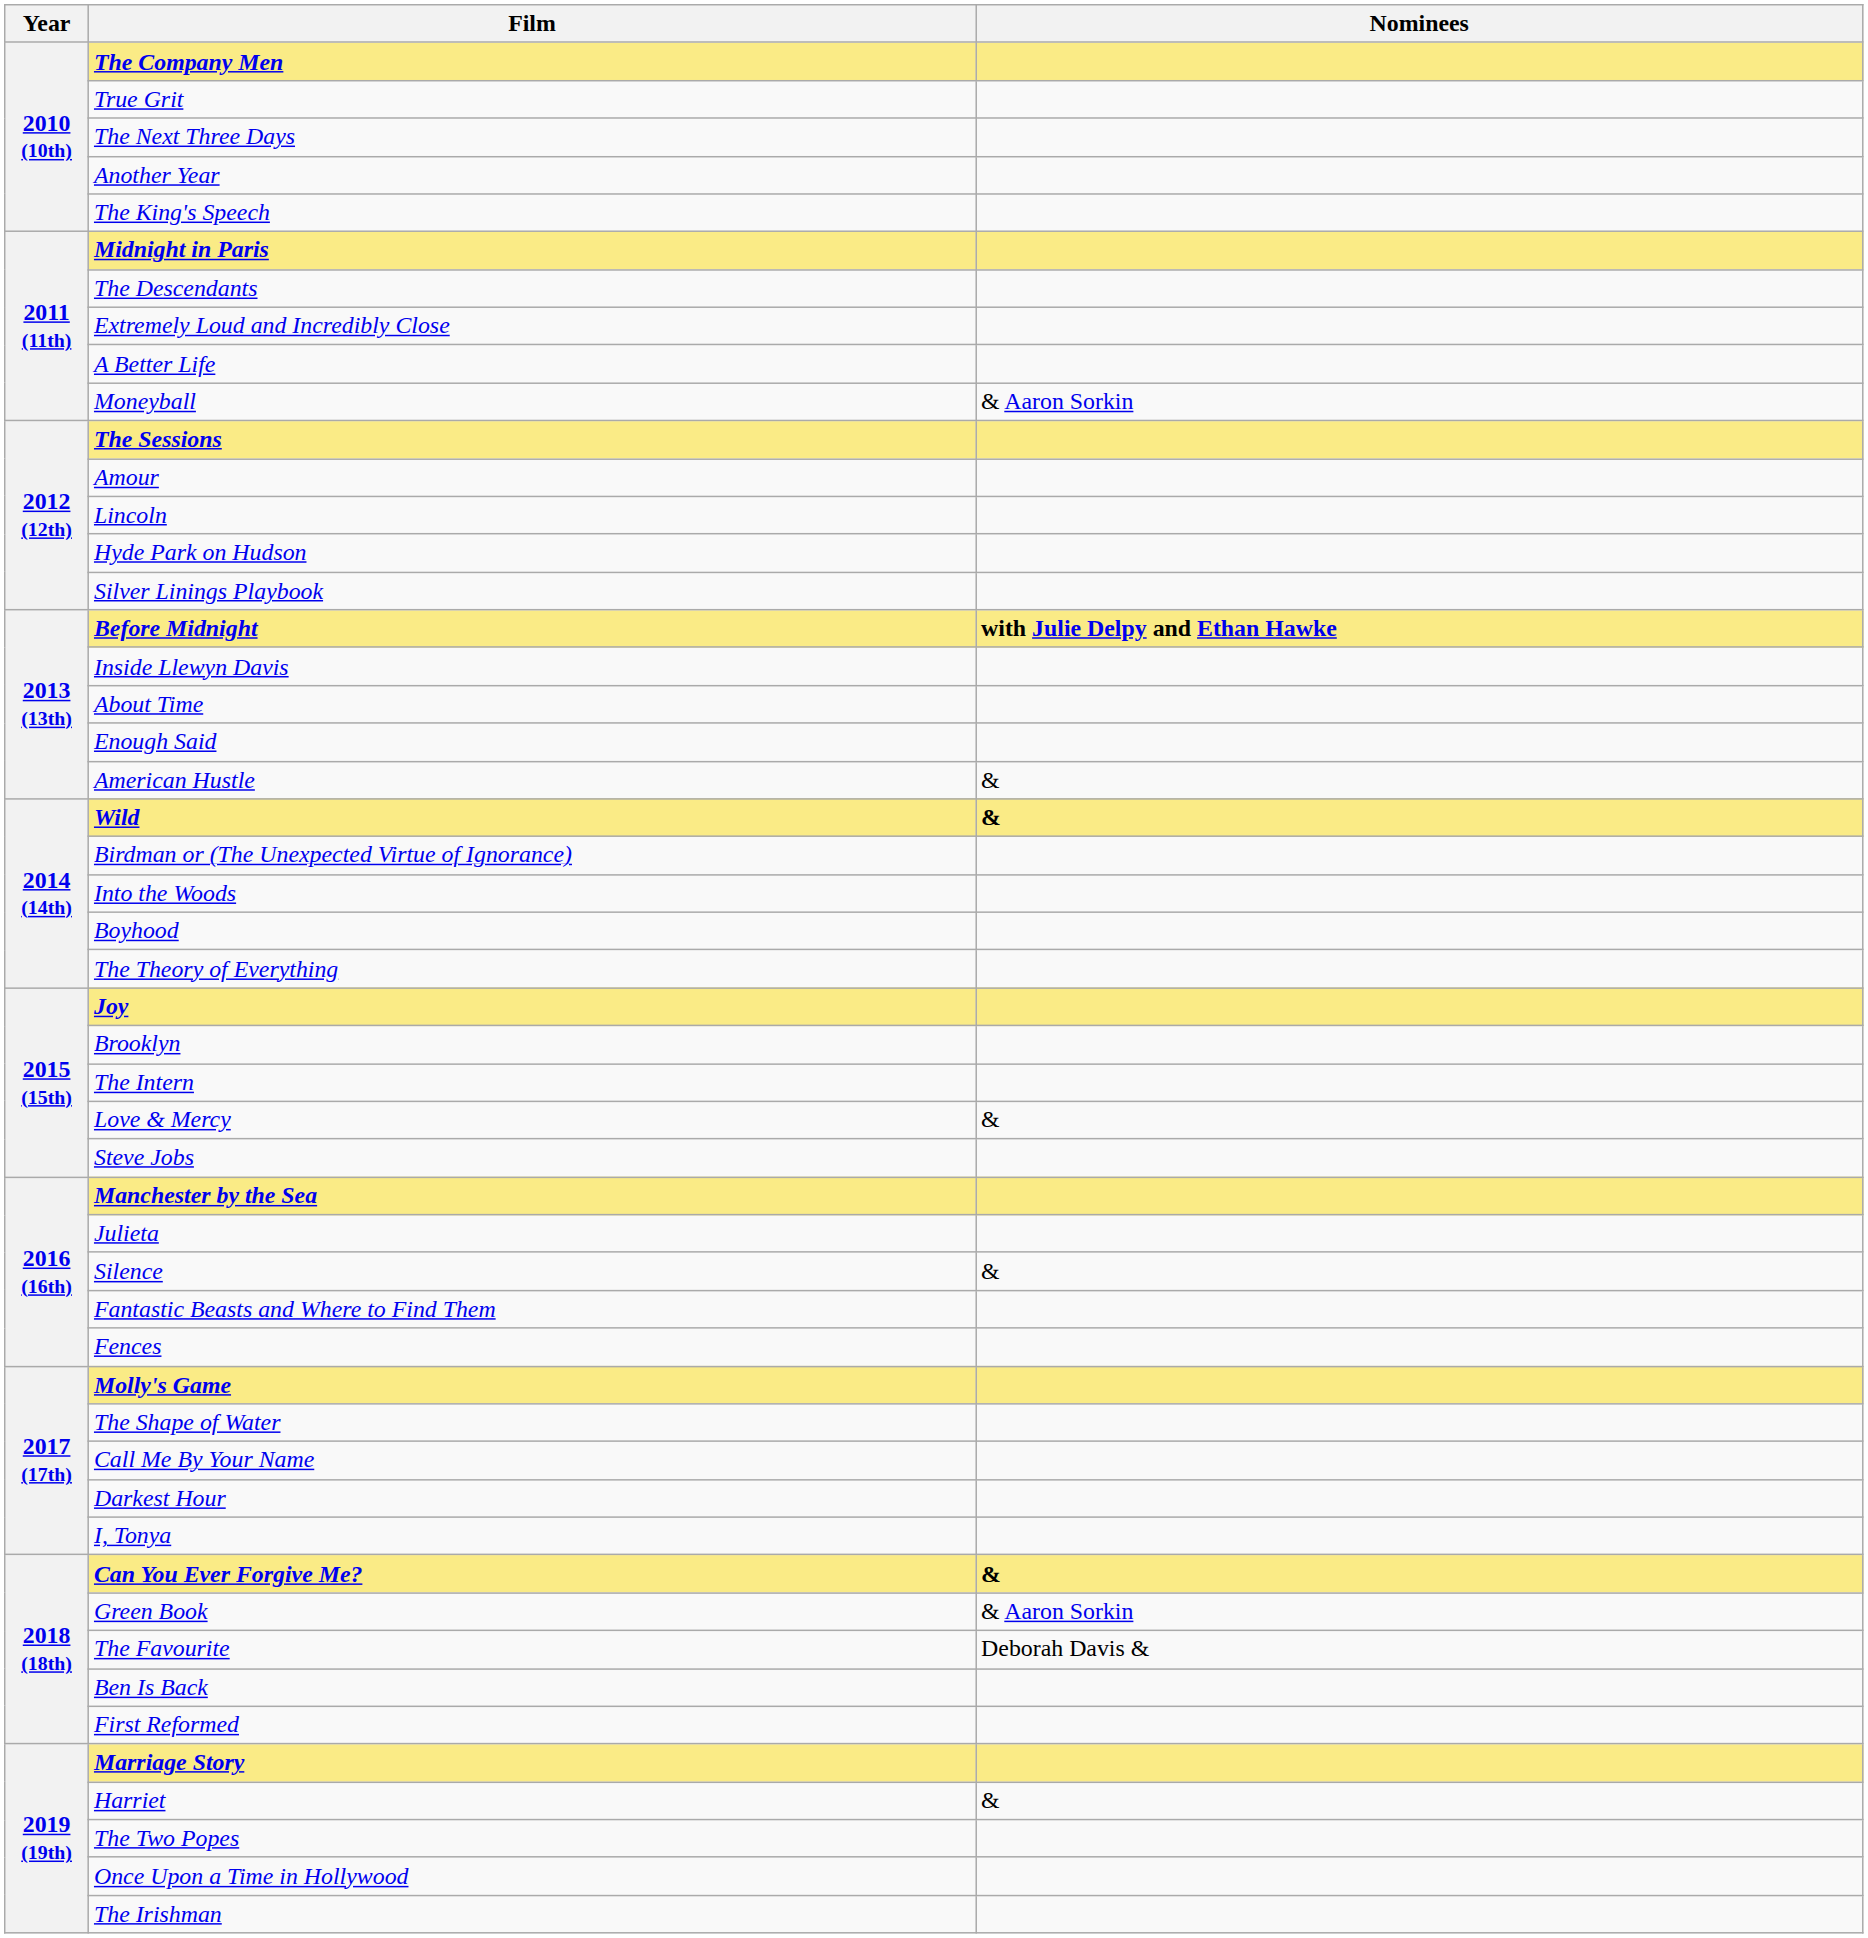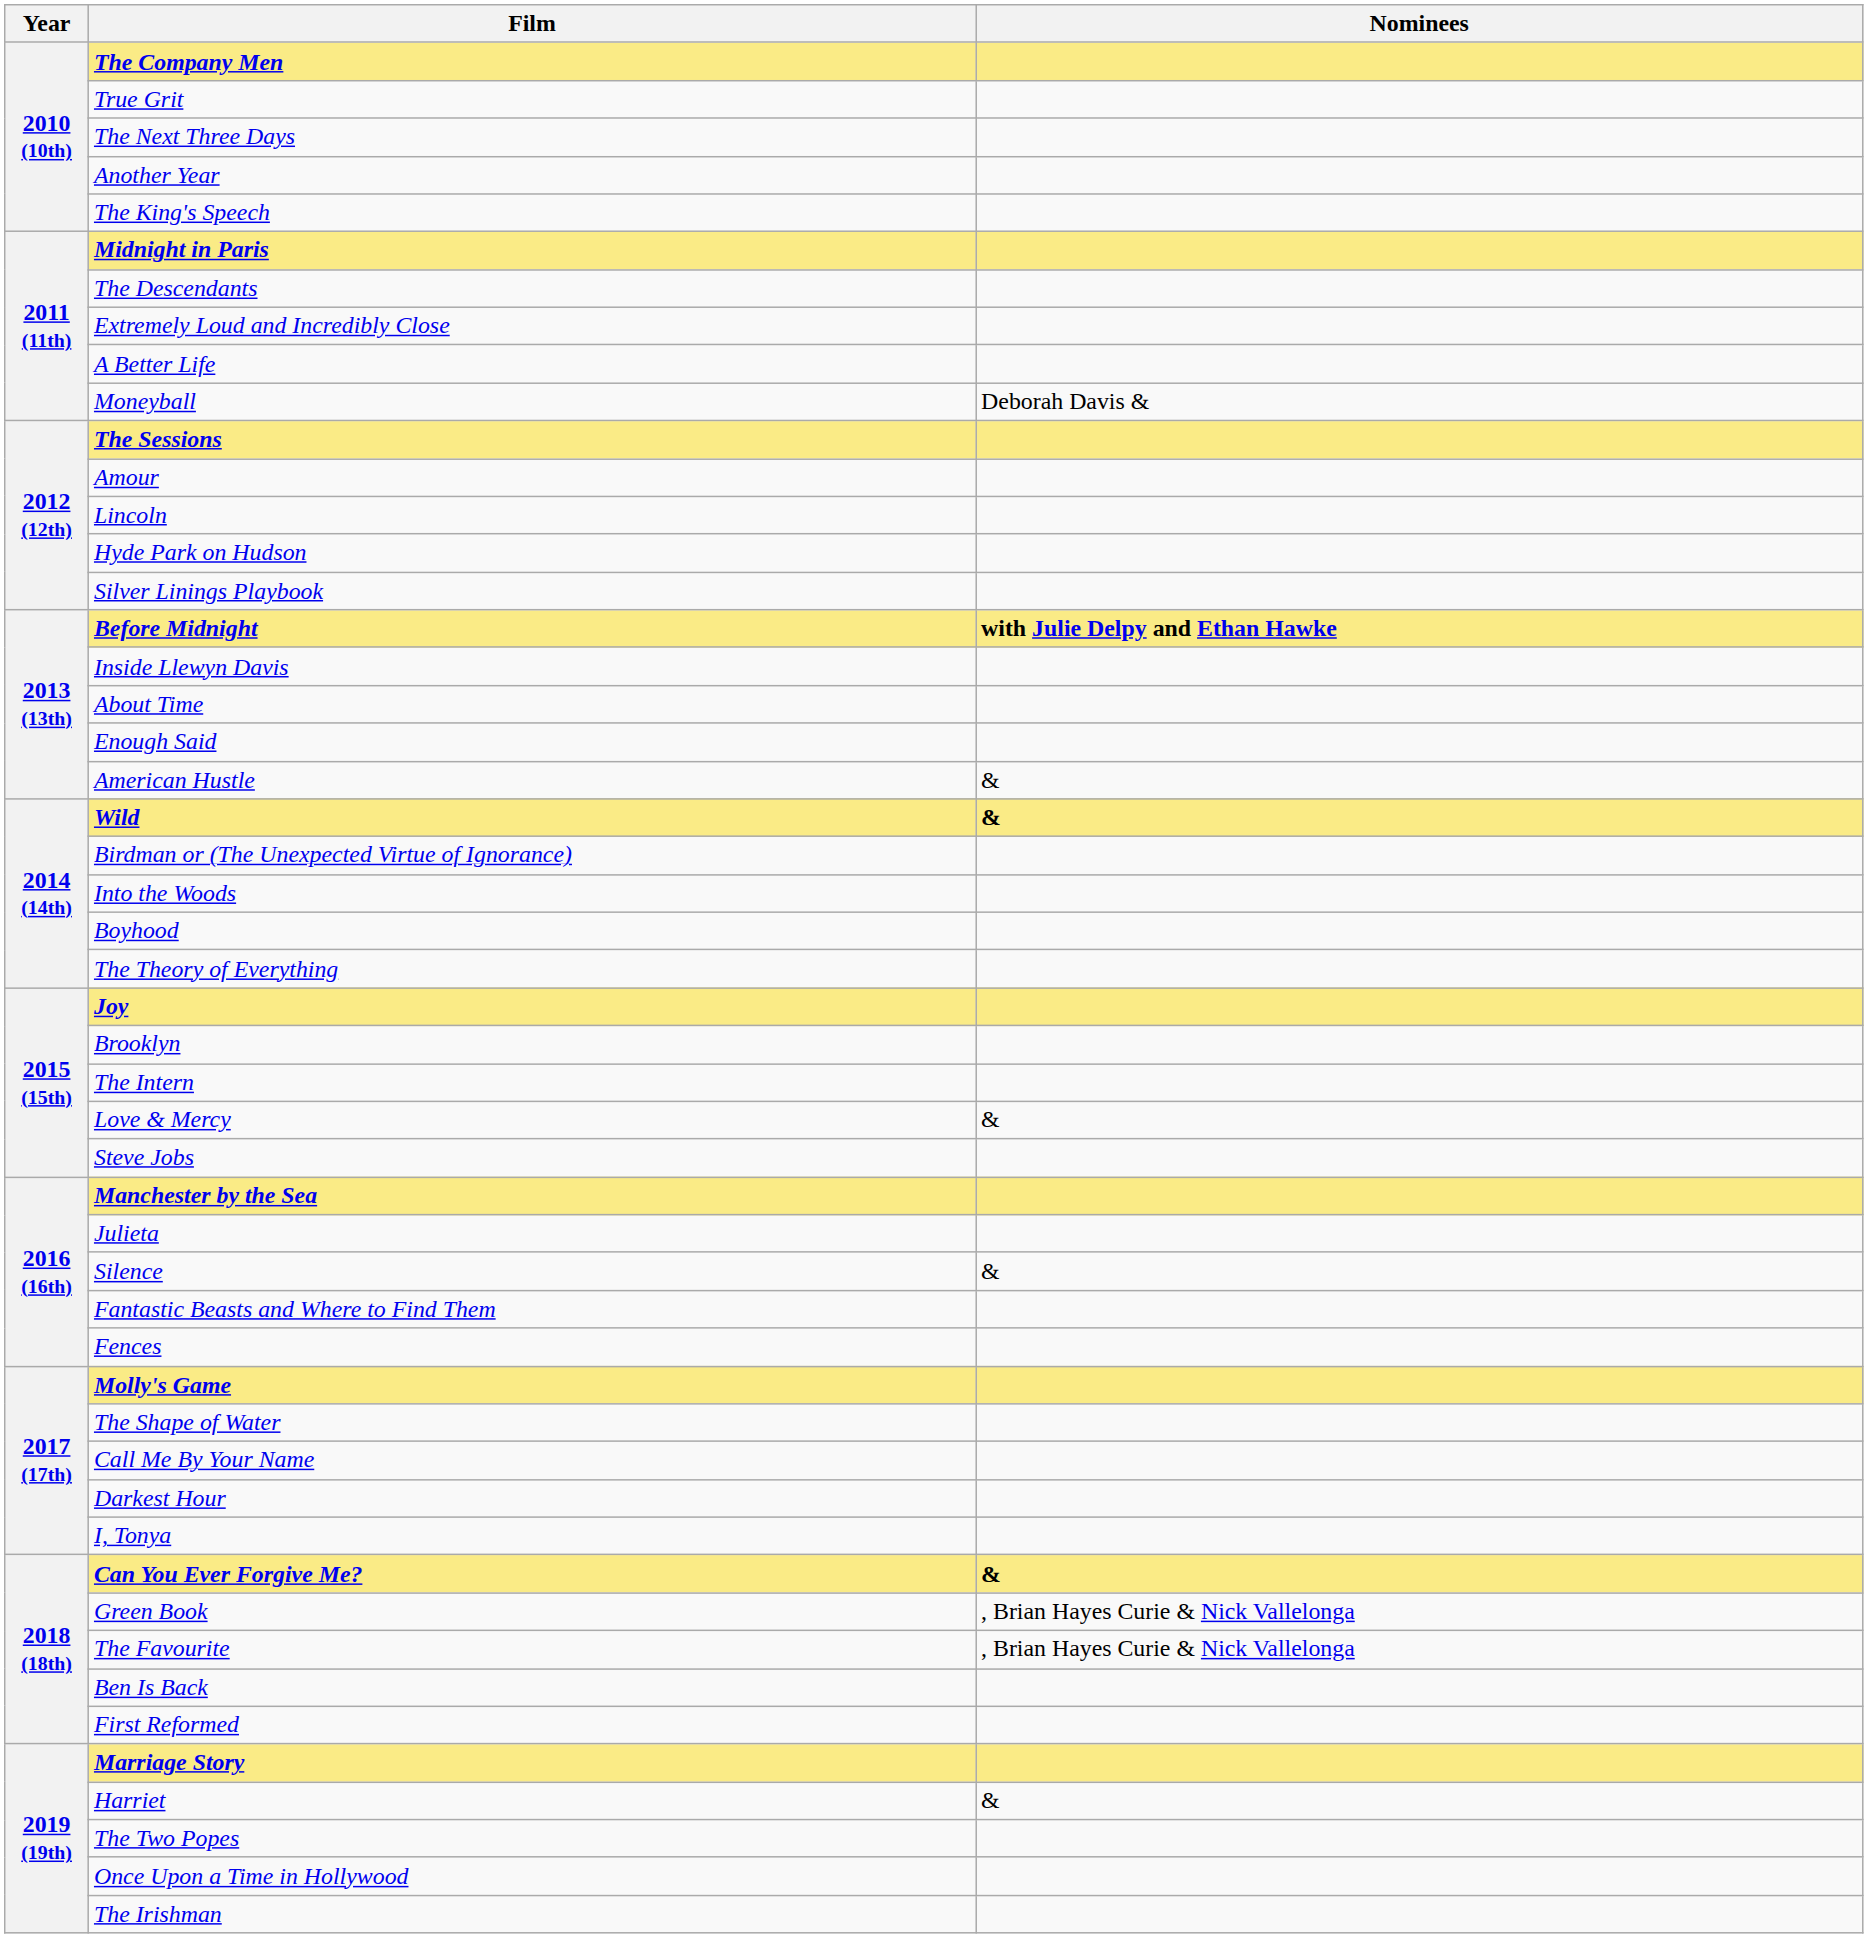(1057, 401) & Aaron Sorkin -> (1065, 401) Deborah Davis &
(1057, 1611) & Aaron Sorkin -> (1168, 1611) , Brian Hayes Curie & Nick Vallelonga
(1065, 1649) Deborah Davis & -> (1168, 1649) , Brian Hayes Curie & Nick Vallelonga
